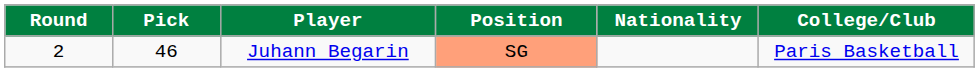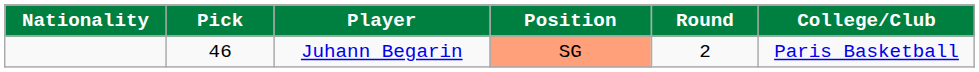columns swapped: (59, 20) <-> (678, 20)
